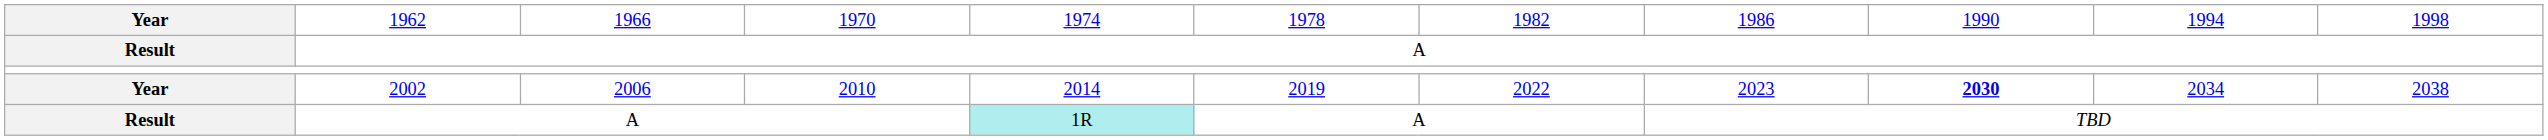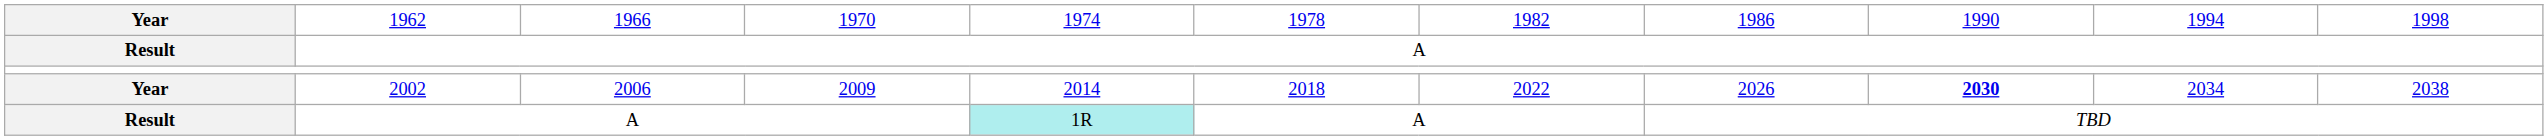(857, 89) 2010 -> (857, 89) 2009
(1307, 89) 2019 -> (1307, 89) 2018
(1756, 89) 2023 -> (1756, 89) 2026
